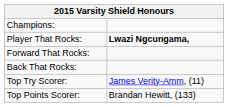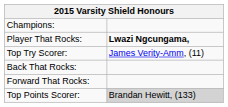rows swapped: (48, 53) <-> (37, 81)
(152, 95) no background -> (152, 95) lightgrey background
